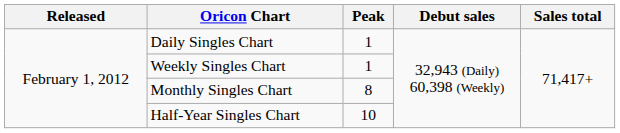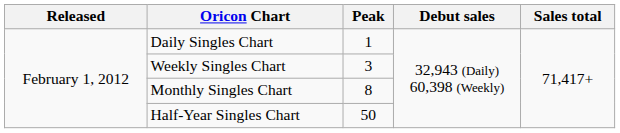(368, 66) 1 -> (368, 66) 3
(368, 115) 10 -> (368, 115) 50
